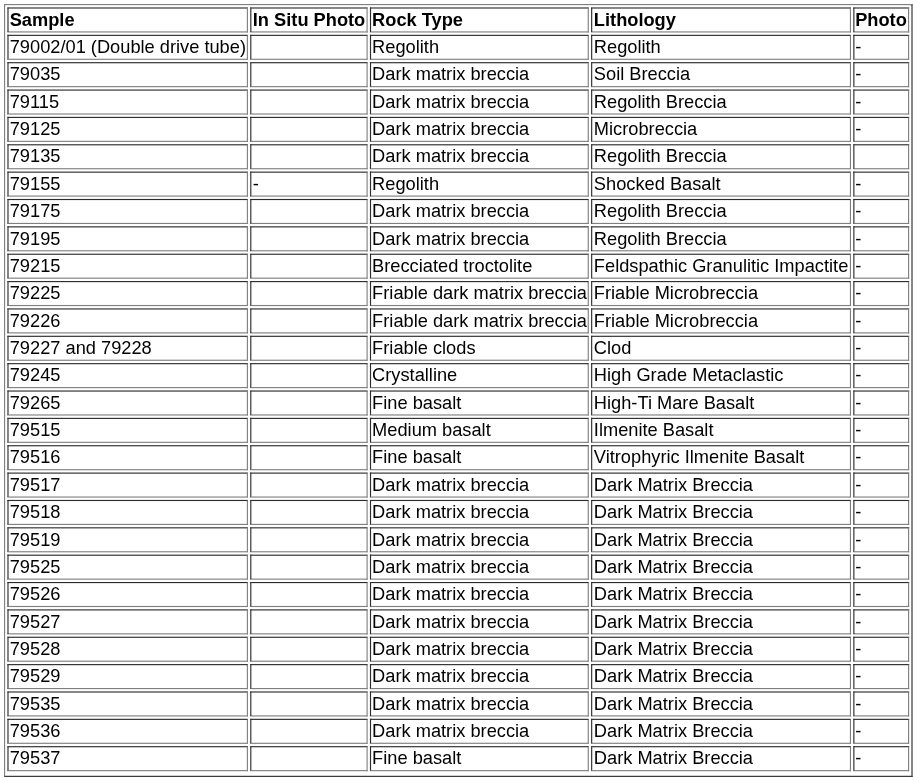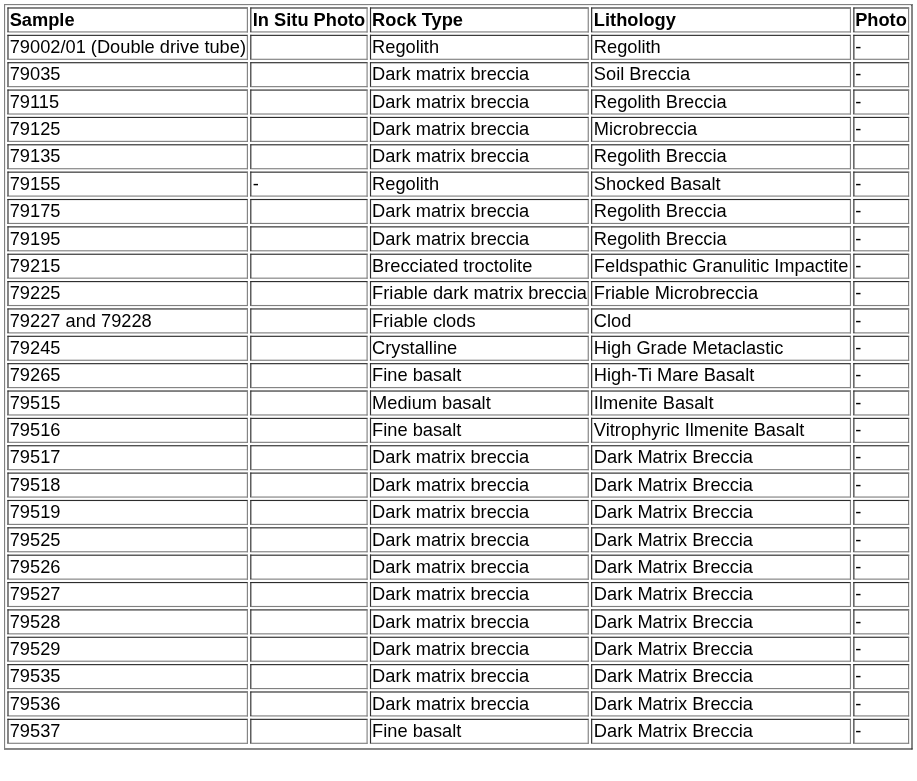- row: (35, 320)
